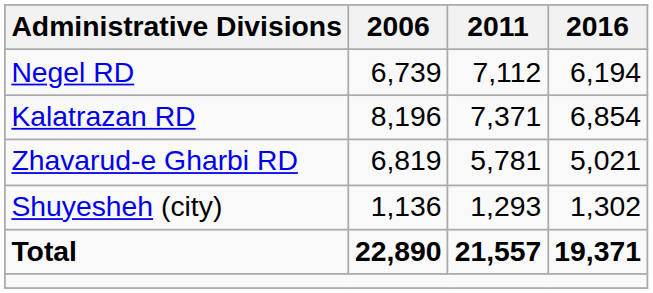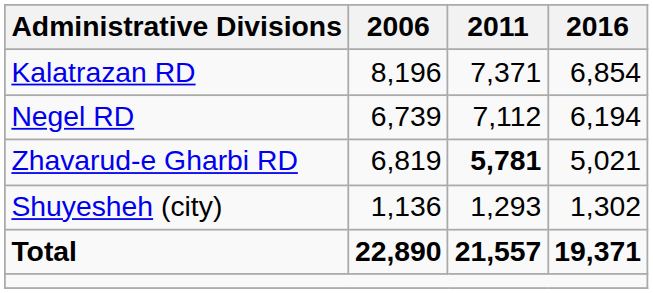rows swapped: (103, 116) <-> (73, 71)
(506, 161) normal -> (506, 161) bold
